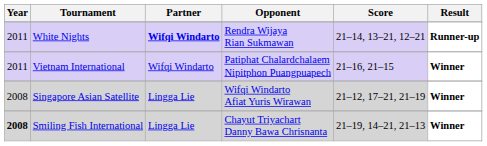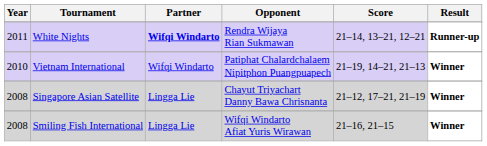(17, 66) 2011 -> (17, 66) 2010
(365, 66) 21–16, 21–15 -> (381, 66) 21–19, 14–21, 21–13
(268, 96) Wifqi Windarto Afiat Yuris Wirawan -> (276, 96) Chayut Triyachart Danny Bawa Chrisnanta
(17, 126) bold -> (17, 126) normal
(276, 126) Chayut Triyachart Danny Bawa Chrisnanta -> (268, 126) Wifqi Windarto Afiat Yuris Wirawan
(381, 126) 21–19, 14–21, 21–13 -> (365, 126) 21–16, 21–15
